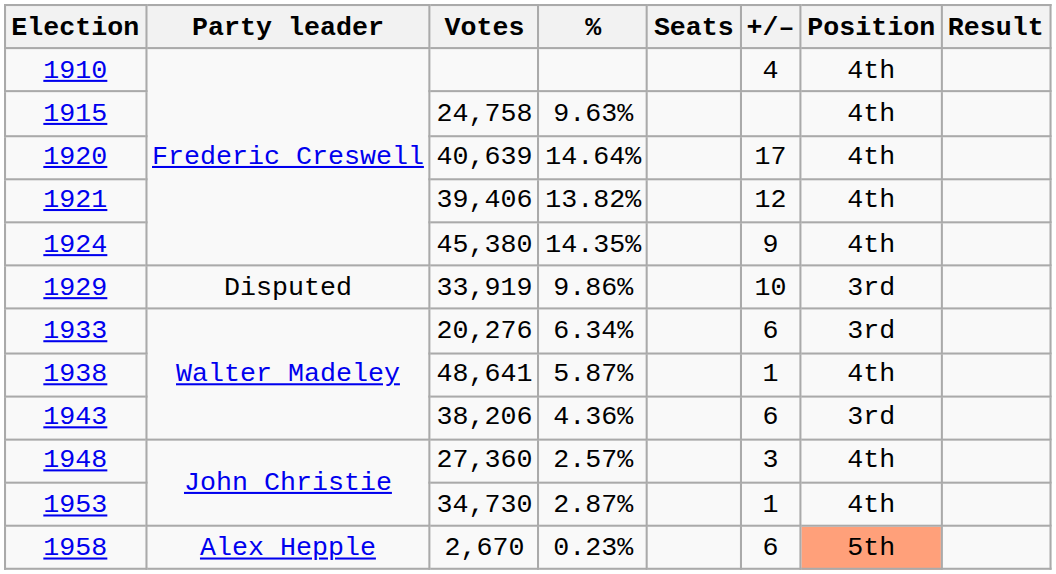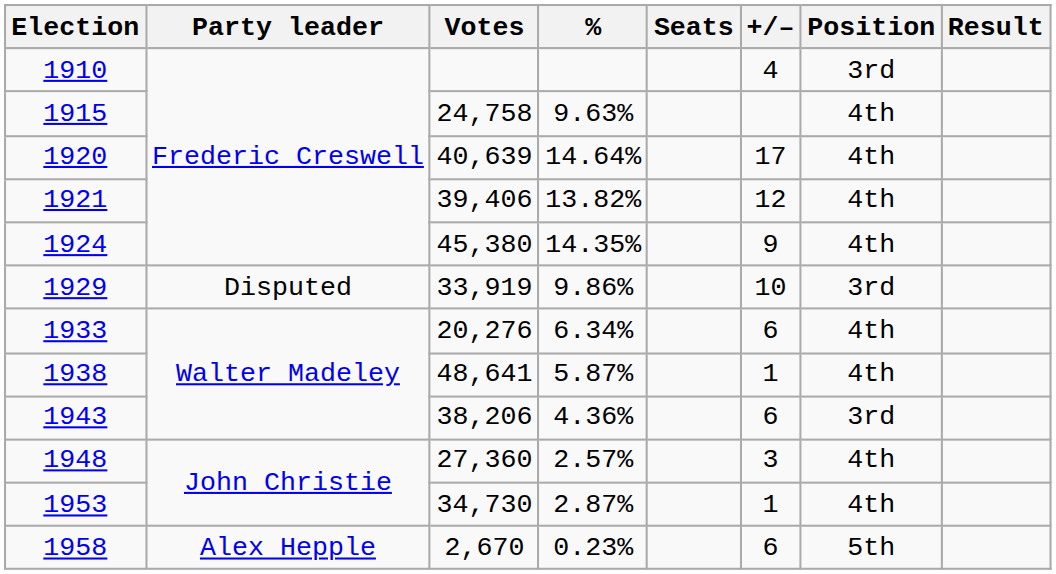(871, 70) 4th -> (871, 70) 3rd
(871, 331) 3rd -> (871, 331) 4th
(871, 548) lightsalmon background -> (871, 548) no background
